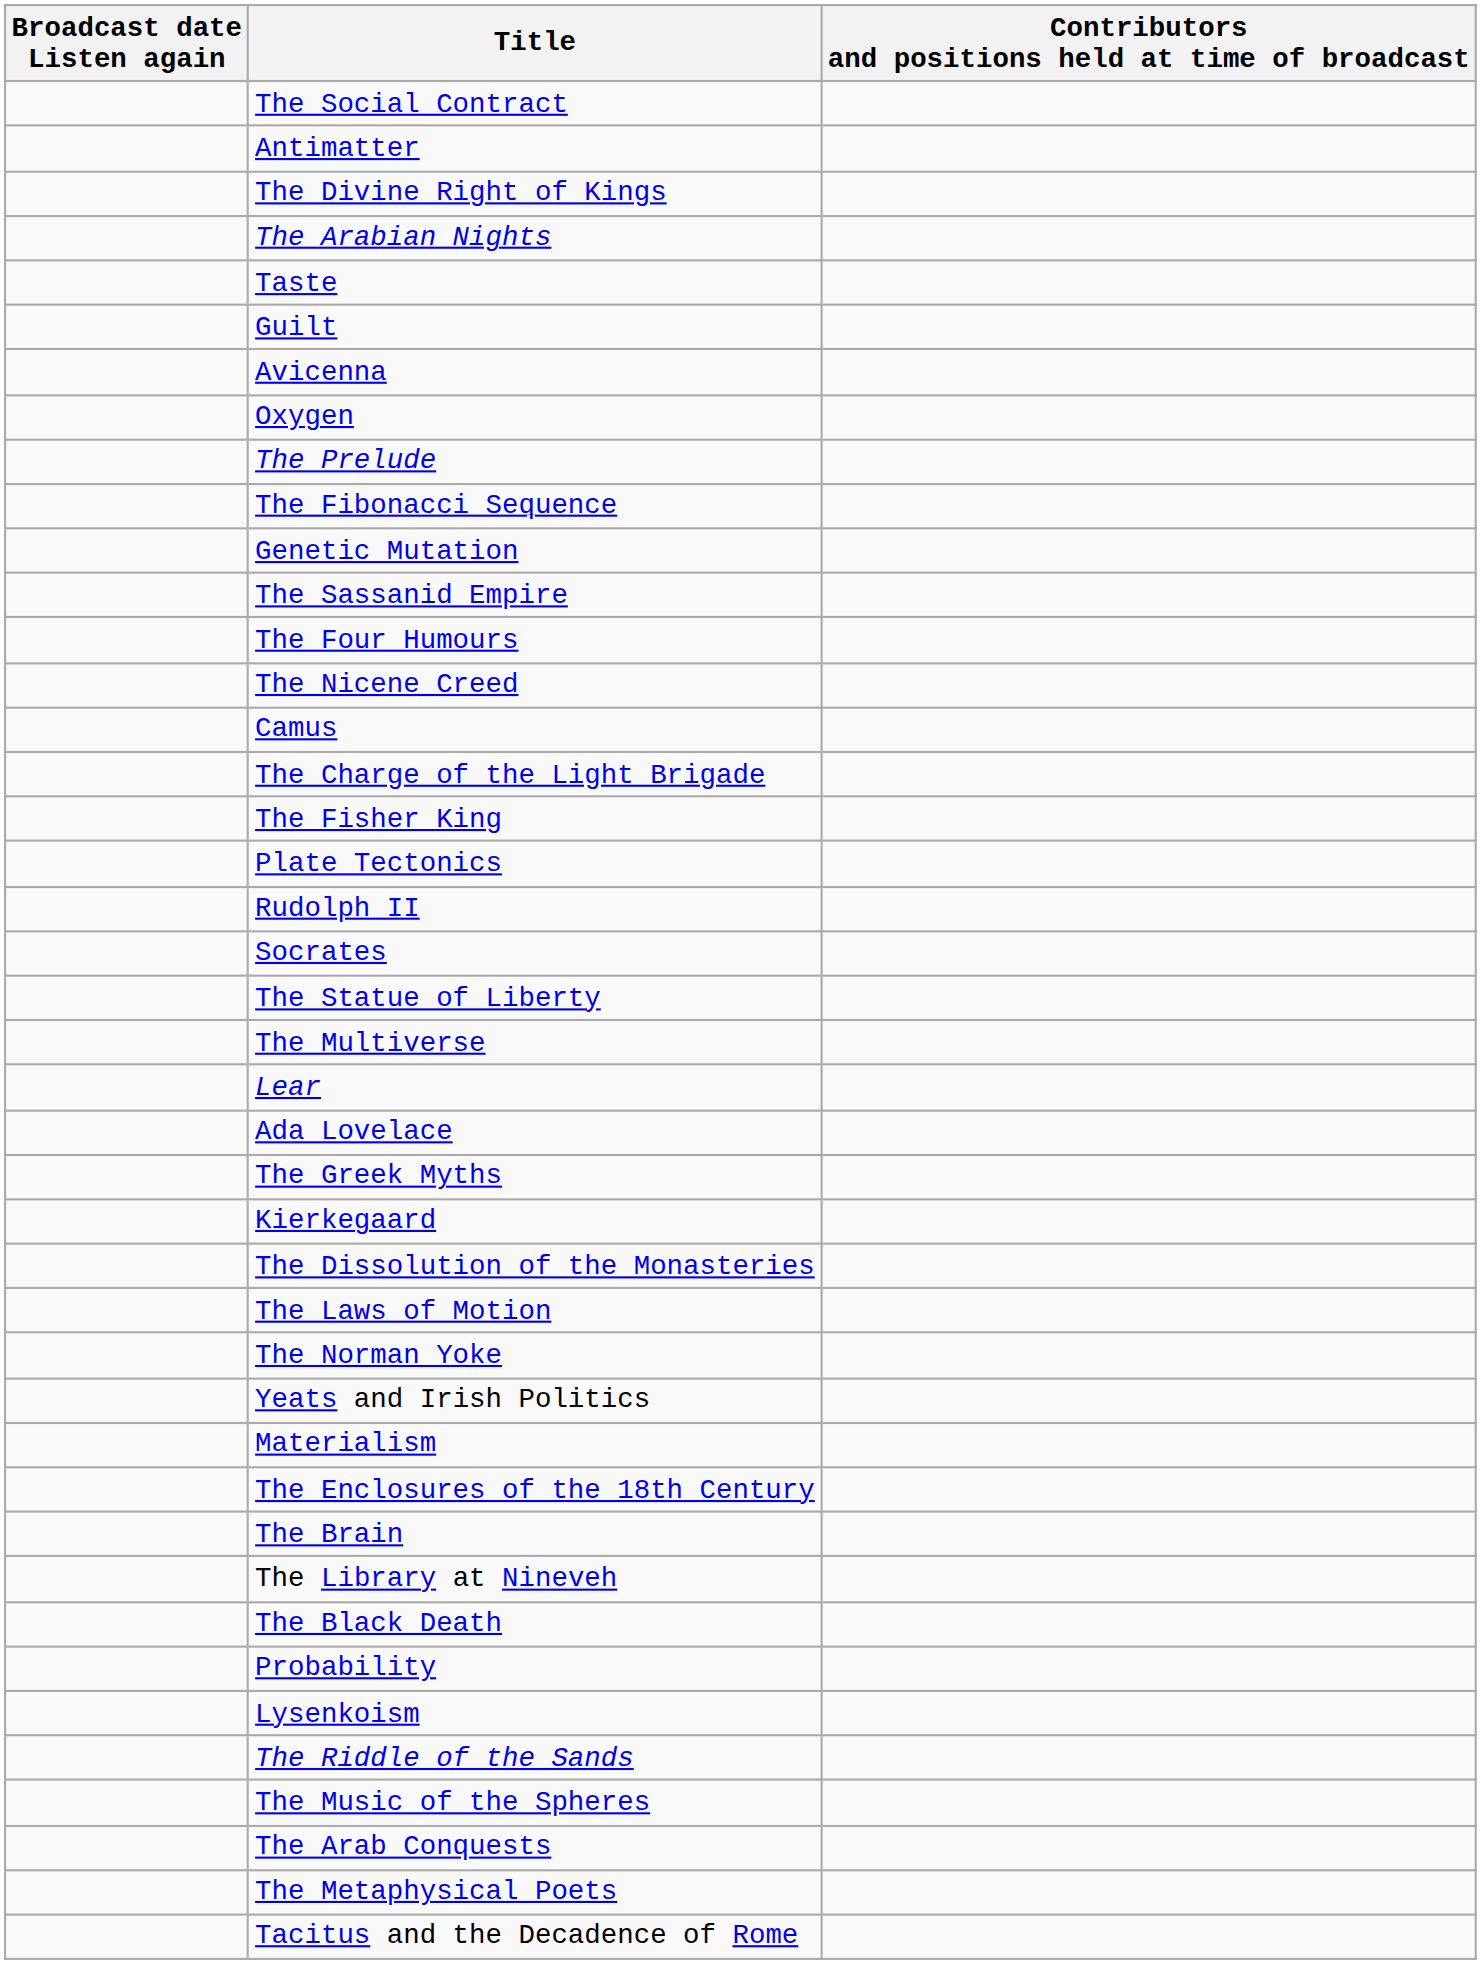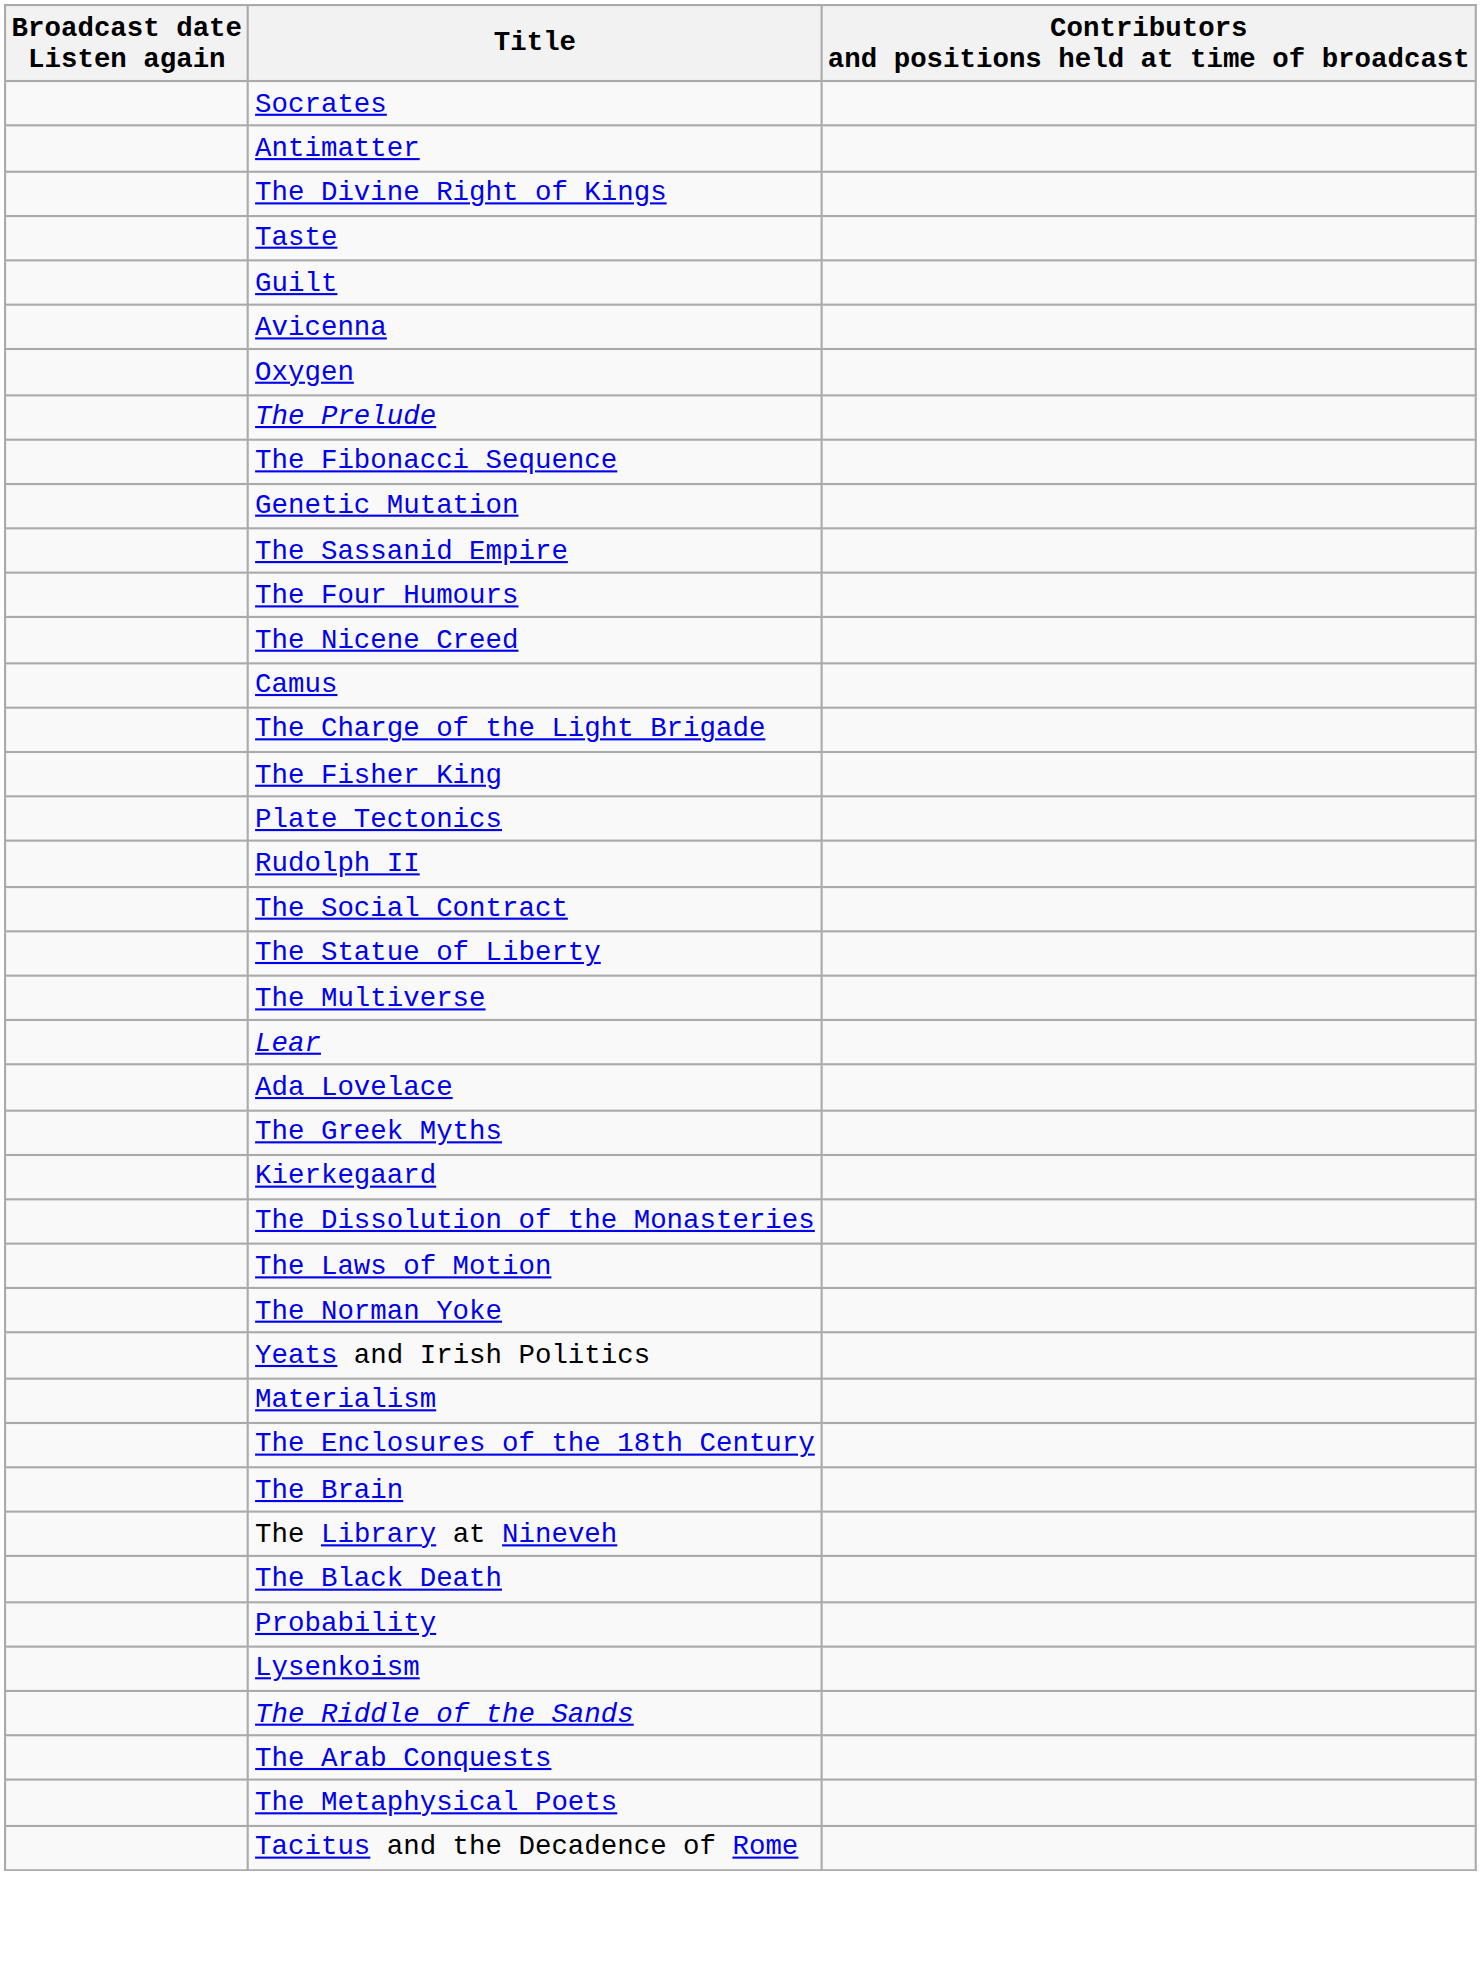rows swapped: (321, 953) <-> (411, 104)
- row: (403, 238)
- row: (453, 1803)
